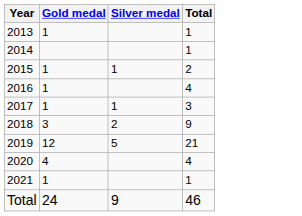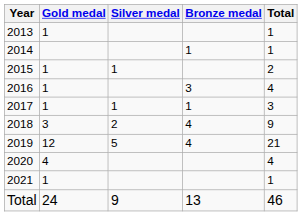+ column: (224, 13)
